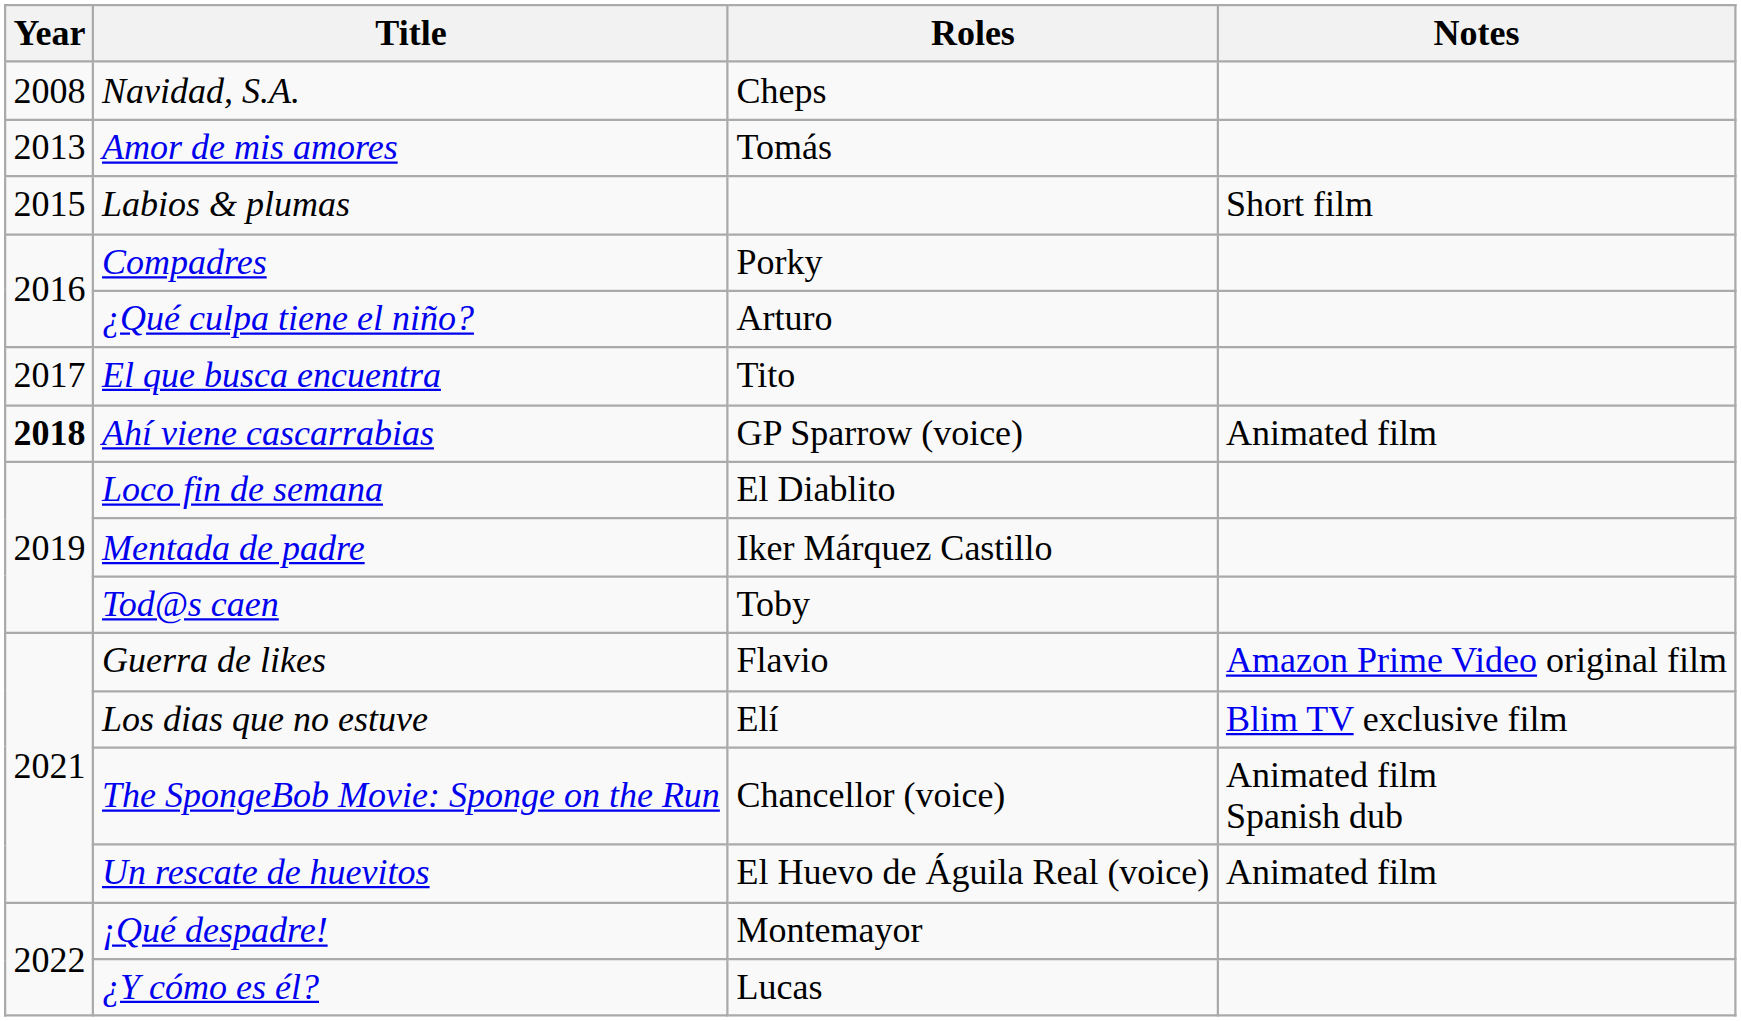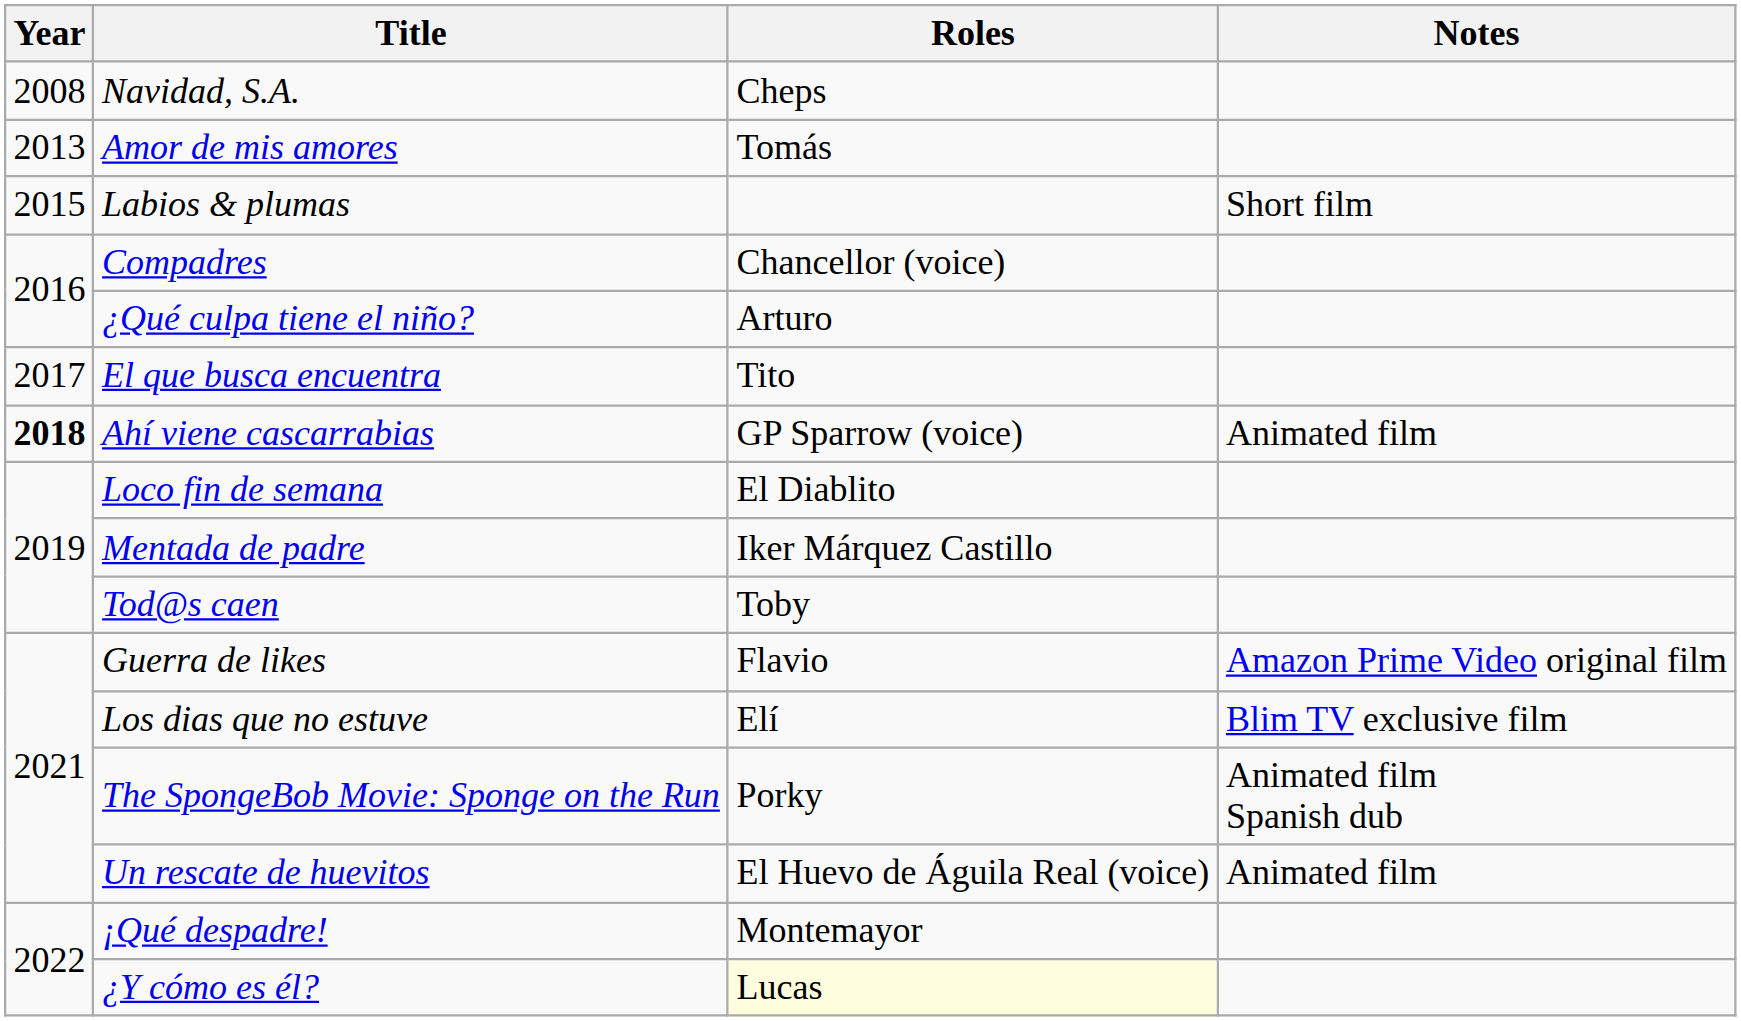(779, 261) Porky -> (871, 261) Chancellor (voice)
(871, 795) Chancellor (voice) -> (779, 795) Porky
(779, 987) no background -> (779, 987) lightyellow background
